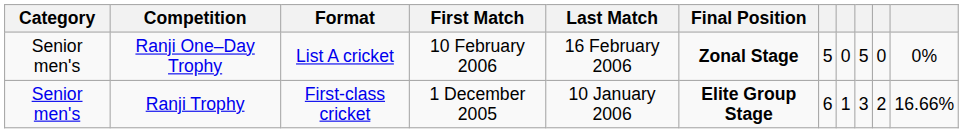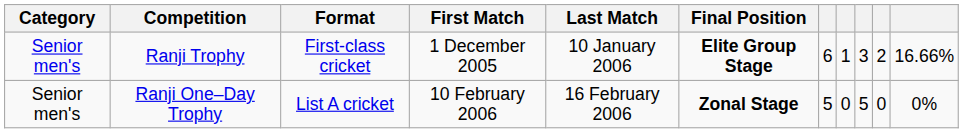rows swapped: (195, 103) <-> (195, 56)
